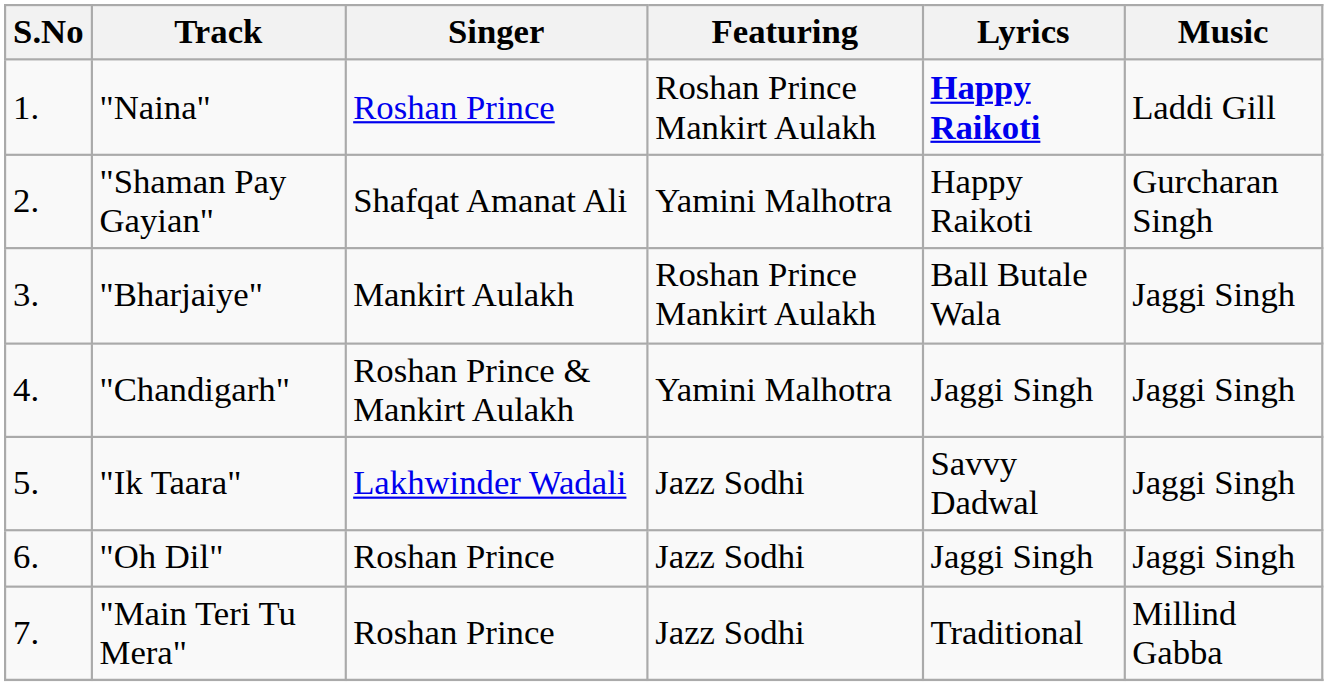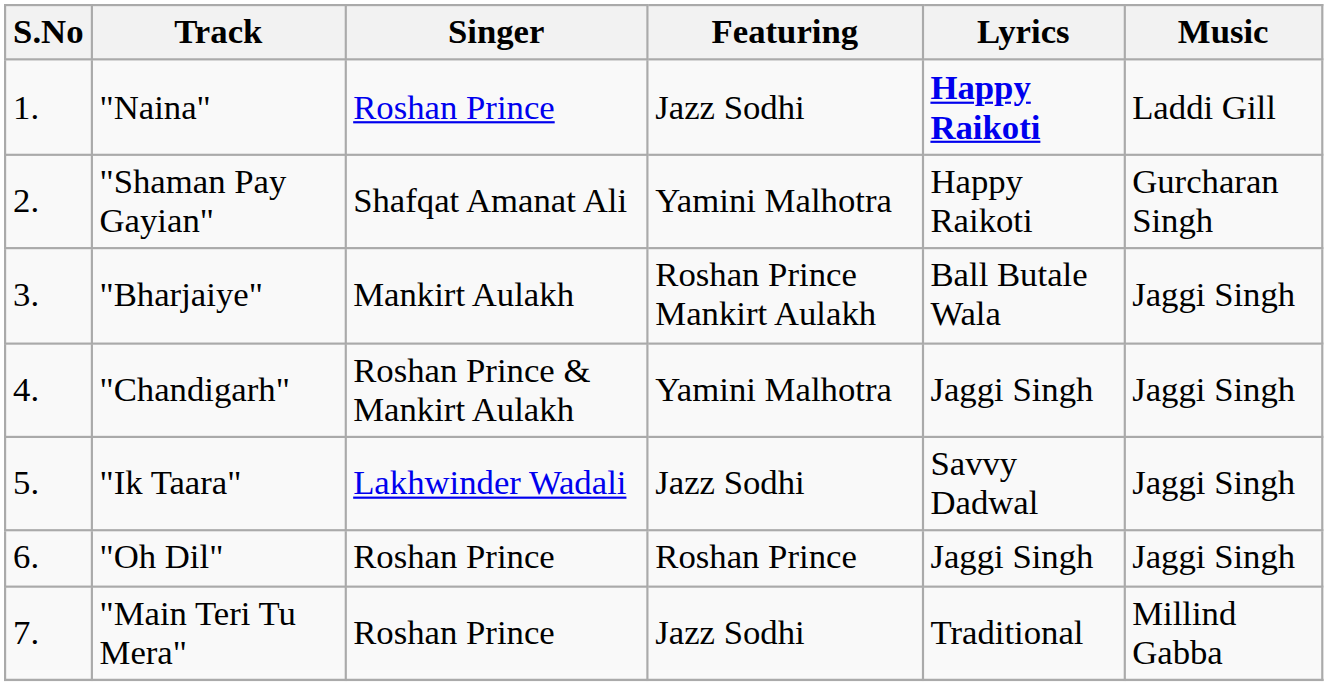(766, 106) Roshan Prince Mankirt Aulakh -> (730, 106) Jazz Sodhi
(730, 557) Jazz Sodhi -> (756, 557) Roshan Prince
